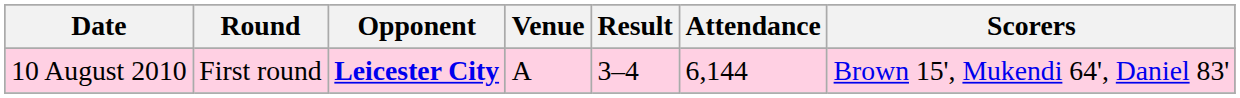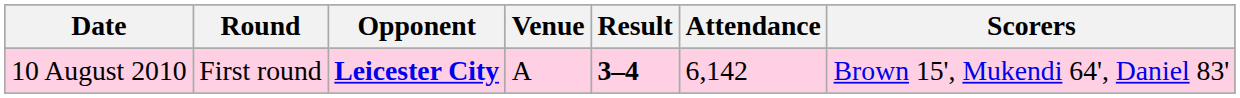(618, 70) normal -> (618, 70) bold
(717, 70) 6,144 -> (717, 70) 6,142
